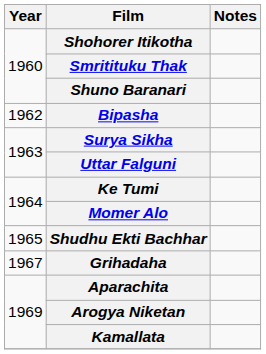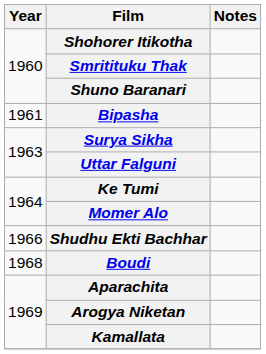(25, 115) 1962 -> (25, 115) 1961
(25, 238) 1965 -> (25, 238) 1966
- row: (128, 262)
+ row: (128, 262)
